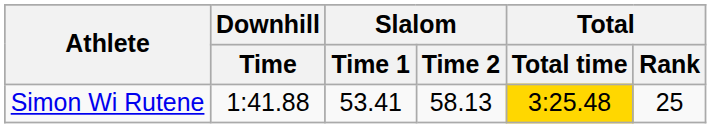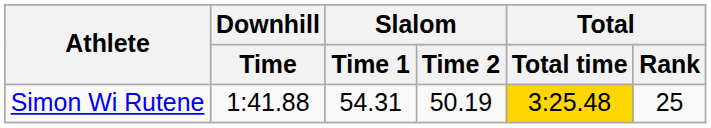(371, 104) 53.41 -> (371, 104) 54.31
(461, 104) 58.13 -> (461, 104) 50.19
